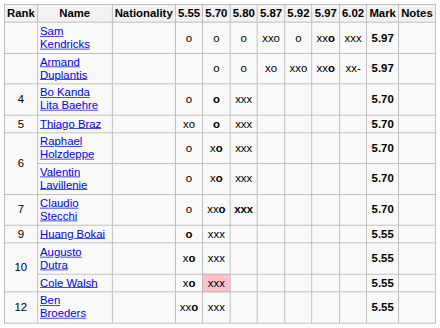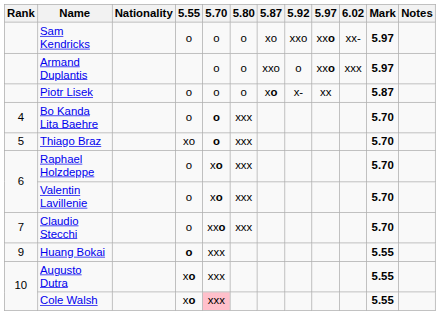(271, 37) xxo -> (271, 37) xo
(298, 37) o -> (298, 37) xxo
(353, 37) xxx -> (353, 37) xx-
(271, 68) xo -> (271, 68) xxo
(298, 68) xxo -> (298, 68) o
(353, 68) xx- -> (353, 68) xxx
+ row: (67, 93)
(244, 209) bold -> (244, 227) normal
- row: (63, 307)
